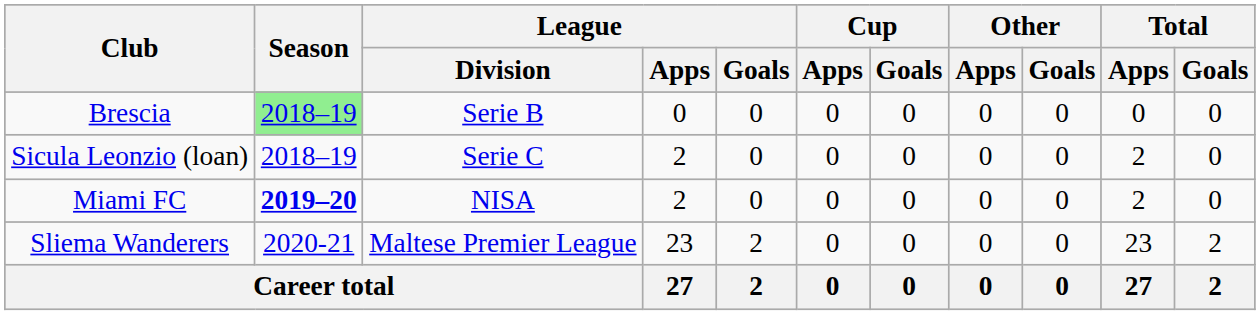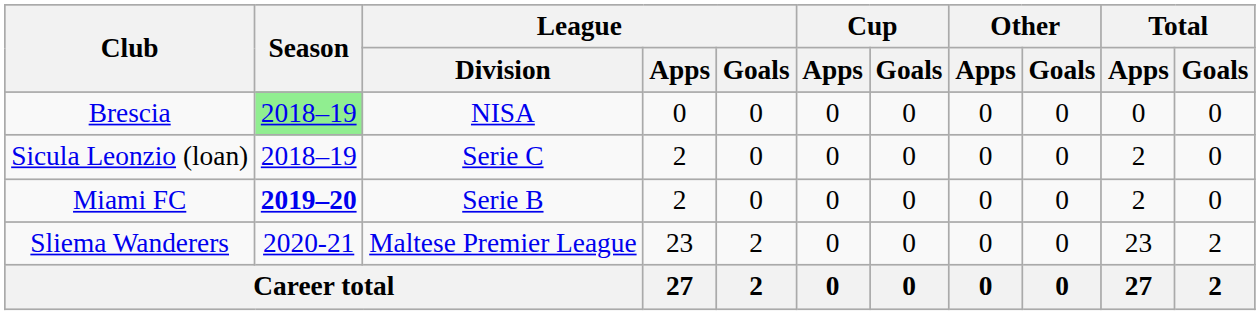(503, 112) Serie B -> (503, 112) NISA
(503, 199) NISA -> (503, 199) Serie B
